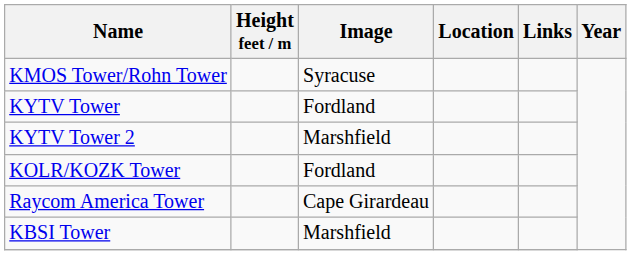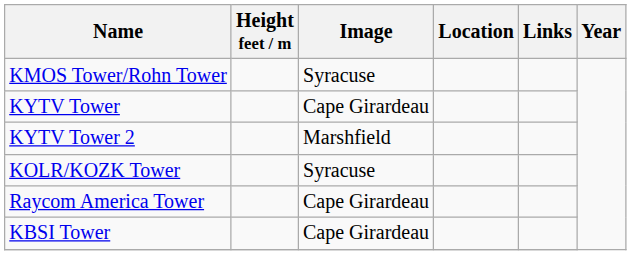(339, 106) Fordland -> (366, 106) Cape Girardeau
(339, 169) Fordland -> (339, 169) Syracuse
(347, 233) Marshfield -> (366, 233) Cape Girardeau
